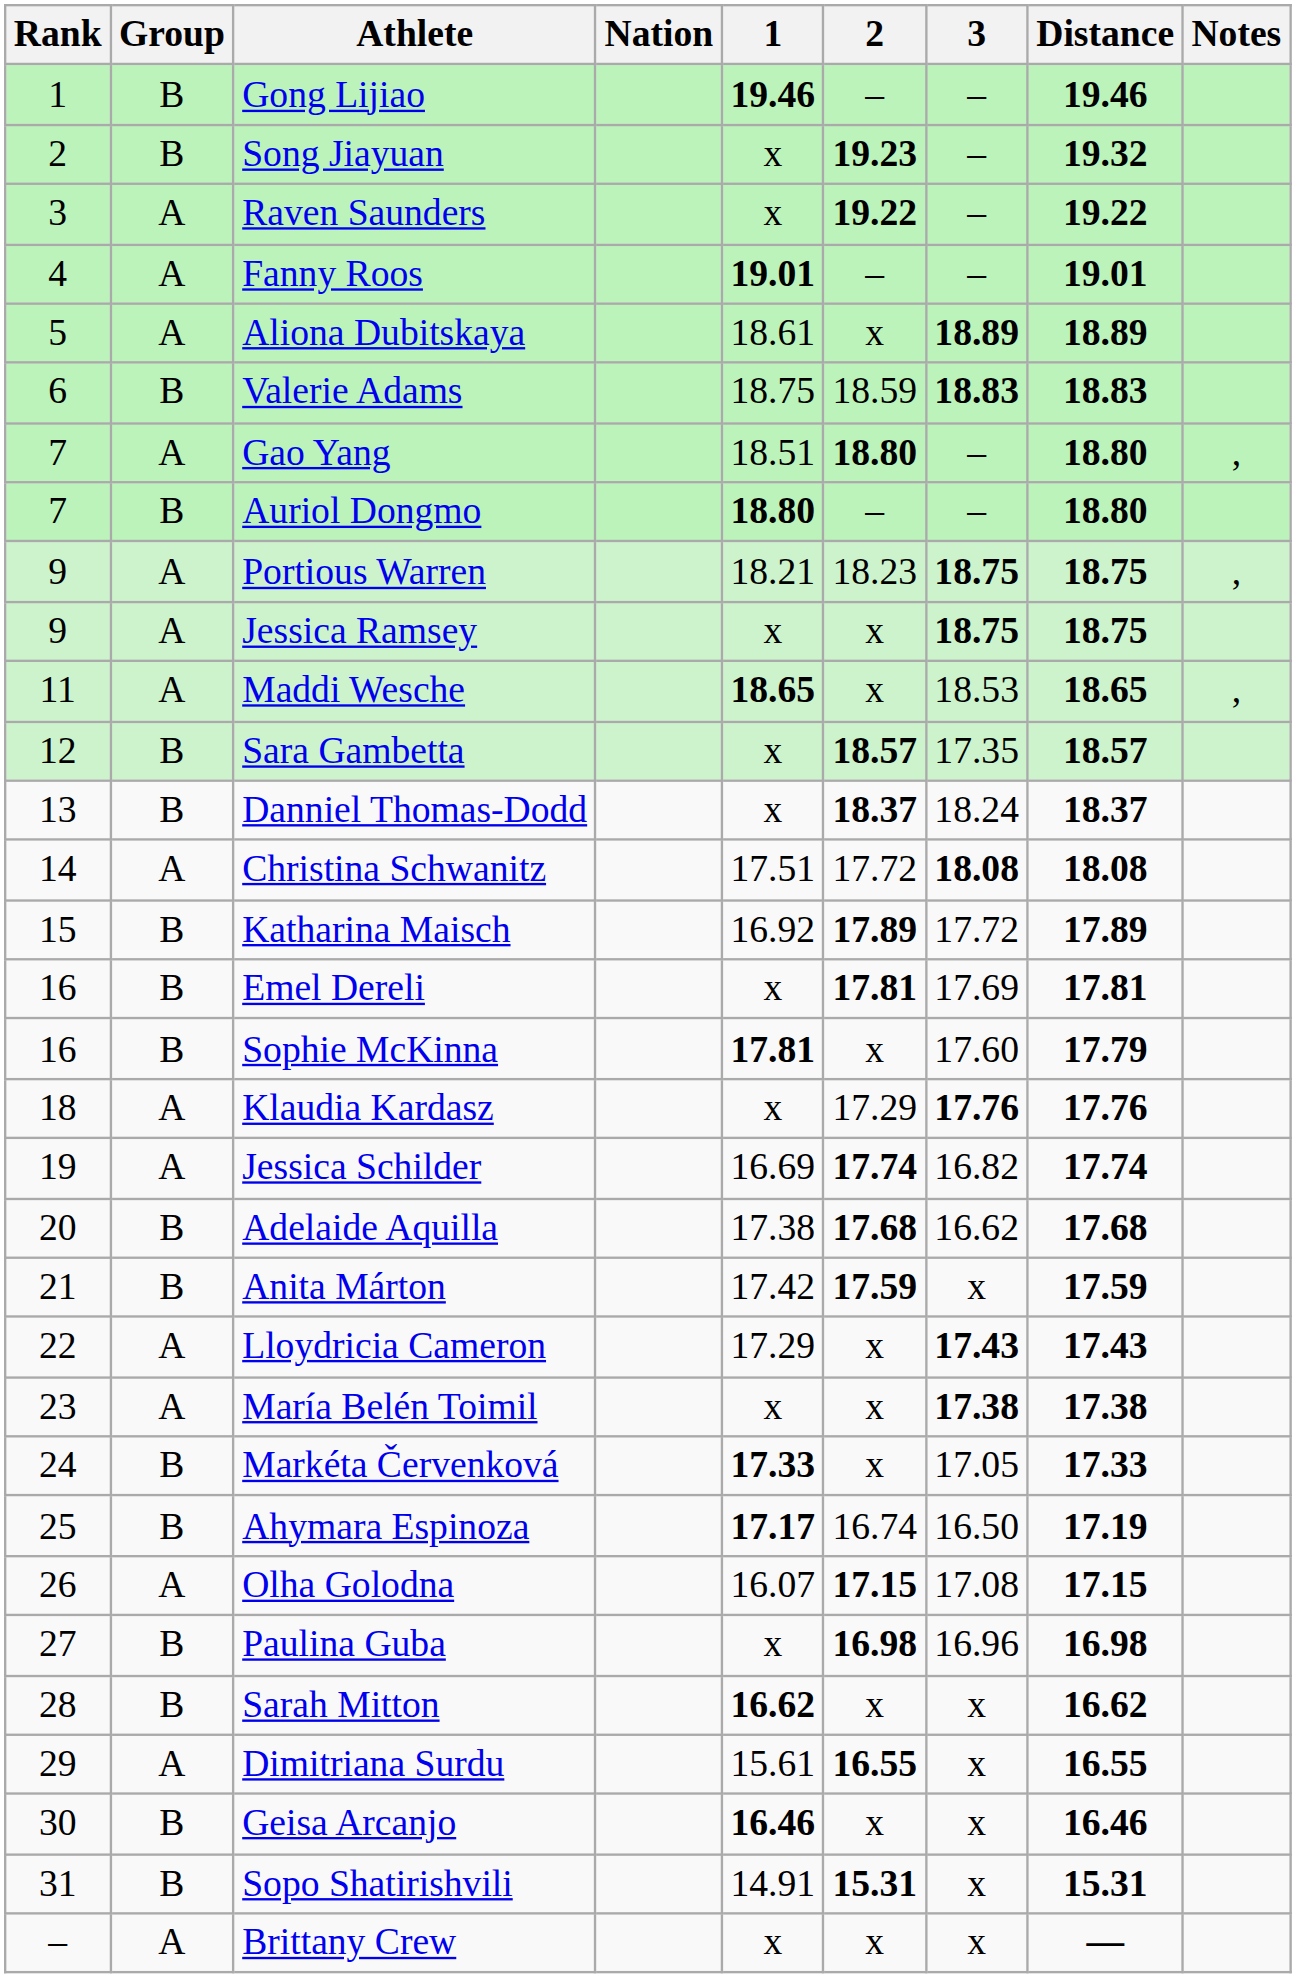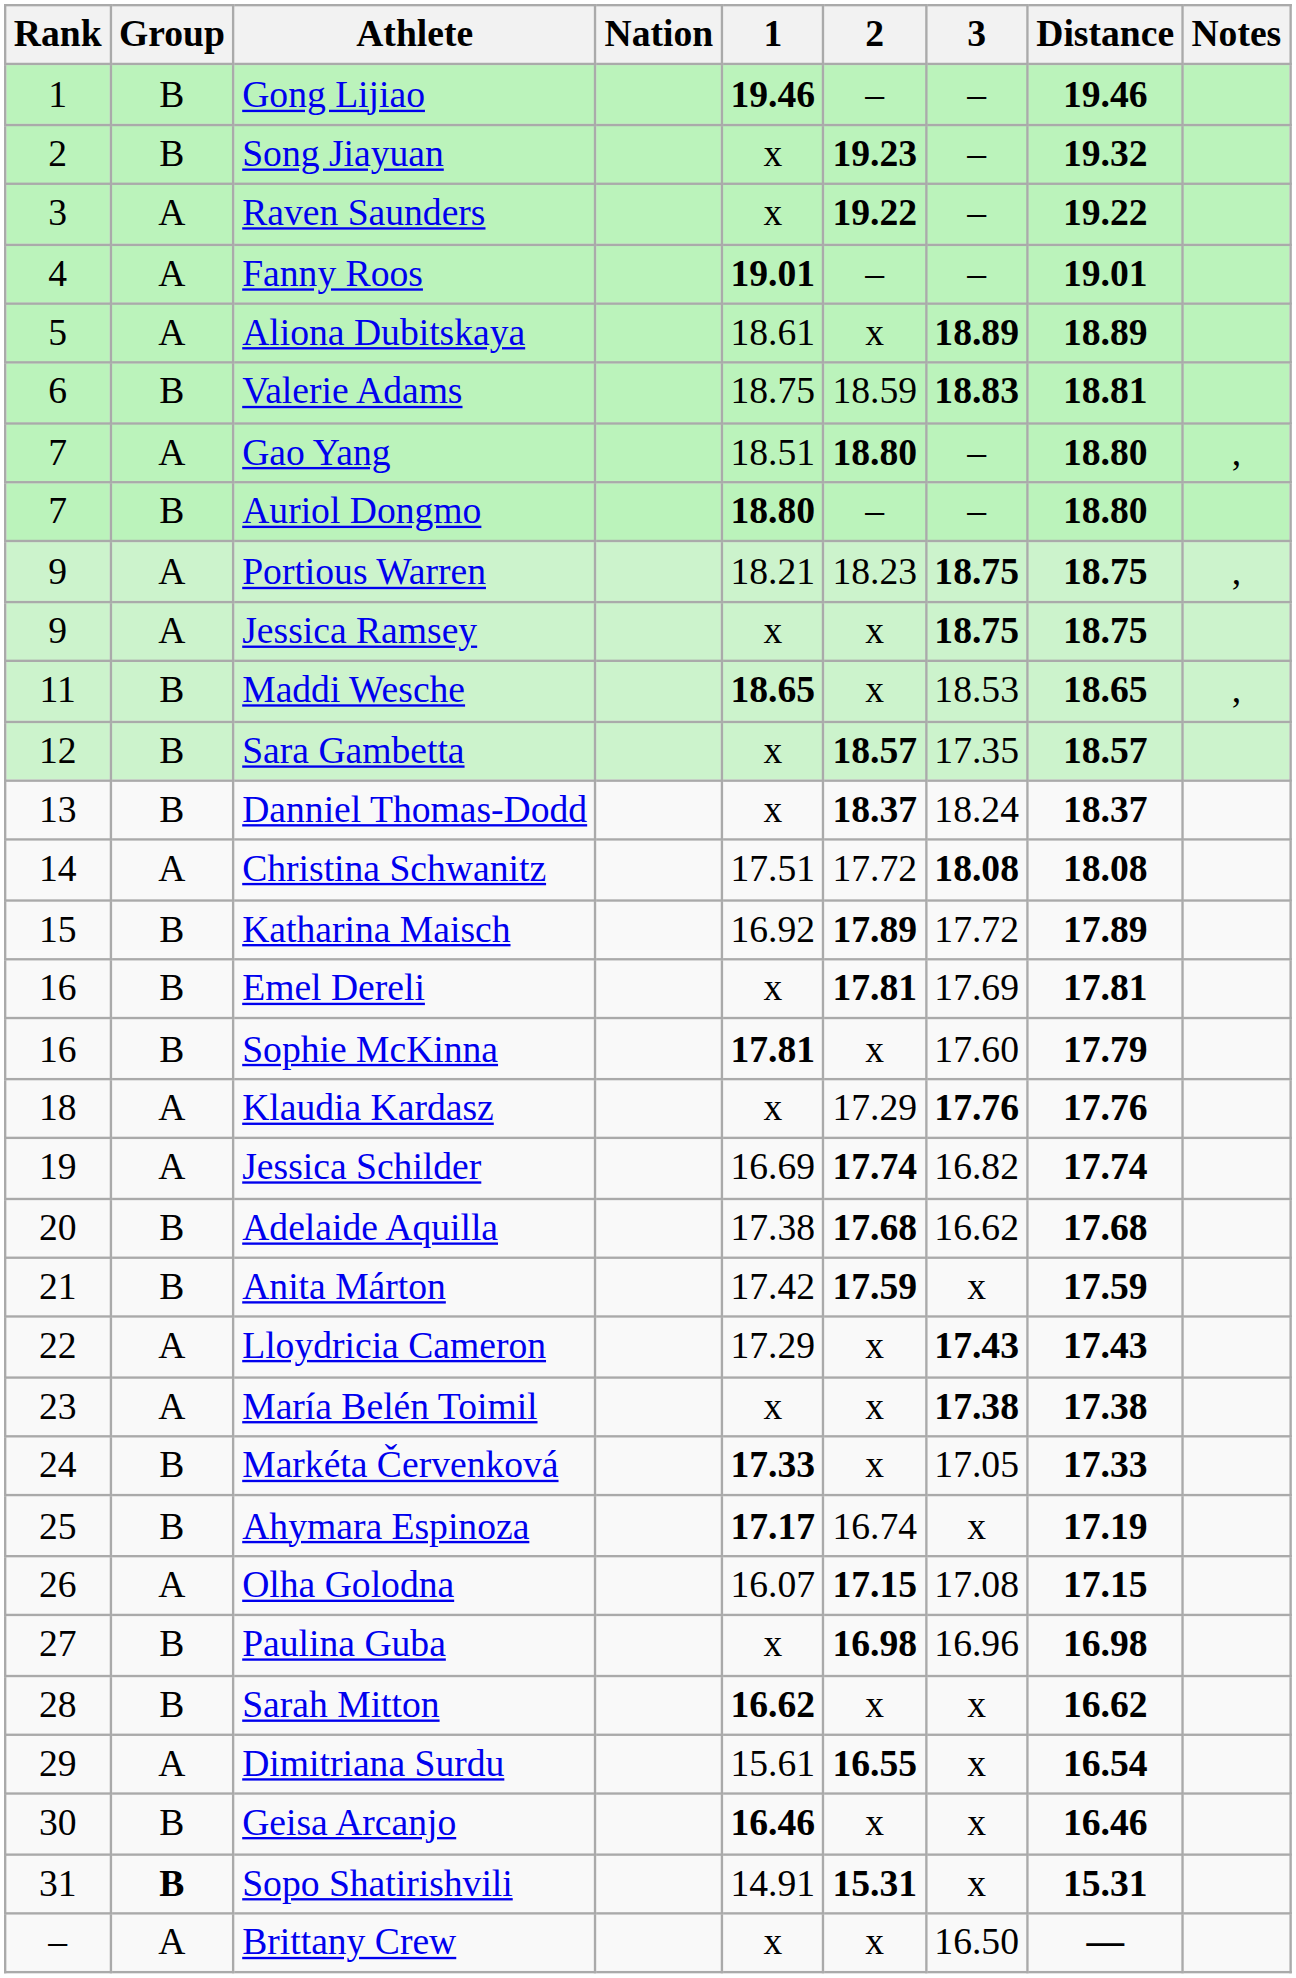(1105, 392) 18.83 -> (1105, 392) 18.81
(172, 690) A -> (172, 690) B
(977, 1525) 16.50 -> (977, 1525) x
(1105, 1763) 16.55 -> (1105, 1763) 16.54
(172, 1882) normal -> (172, 1882) bold
(977, 1942) x -> (977, 1942) 16.50
